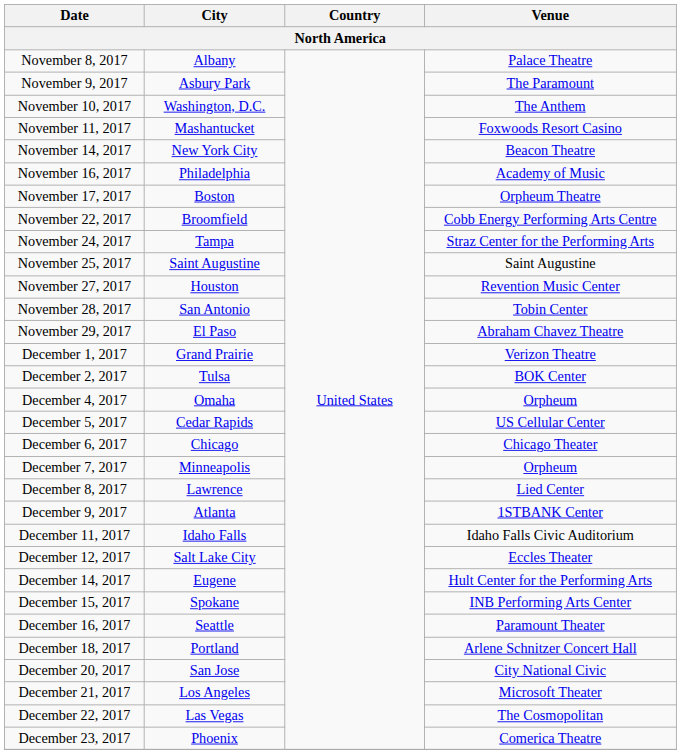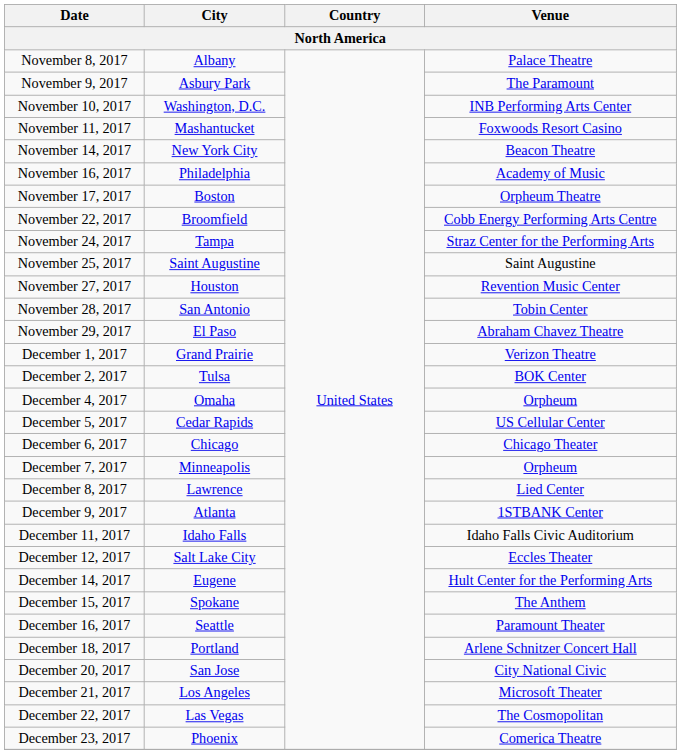(550, 106) The Anthem -> (550, 106) INB Performing Arts Center
(550, 602) INB Performing Arts Center -> (550, 602) The Anthem
